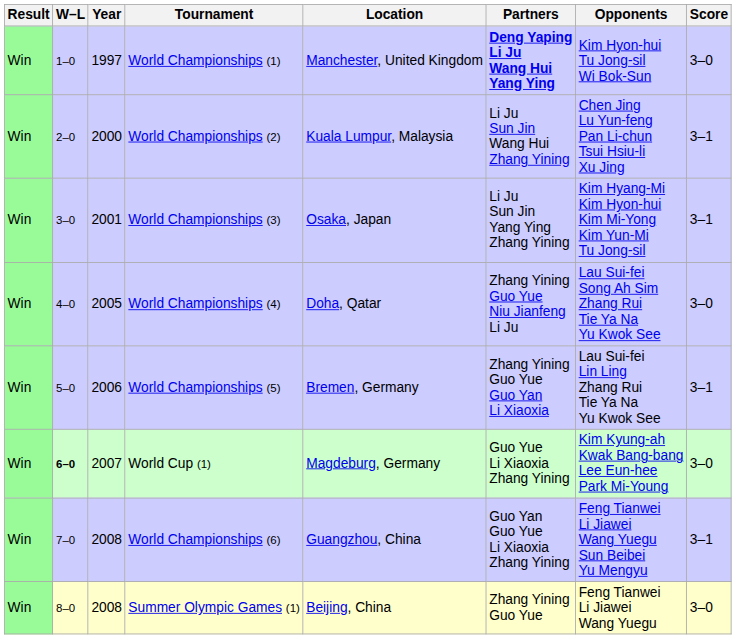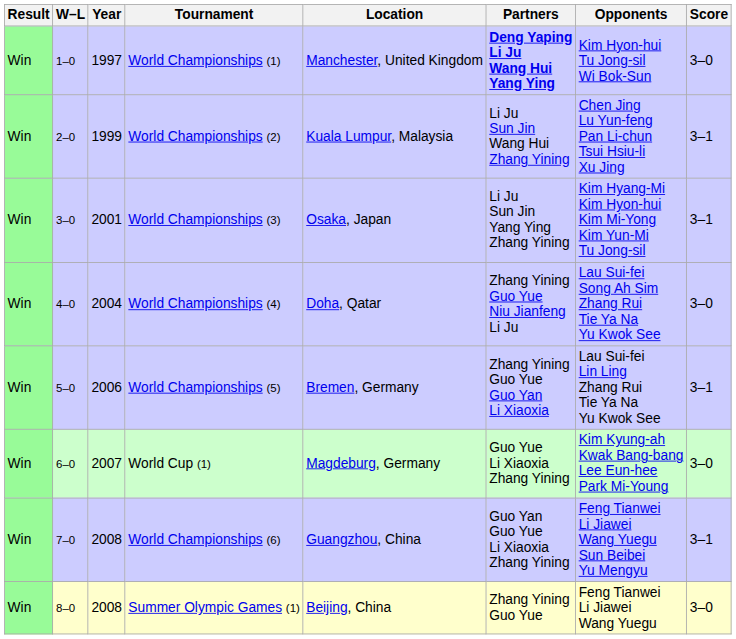(107, 136) 2000 -> (107, 136) 1999
(107, 303) 2005 -> (107, 303) 2004
(66, 463) bold -> (66, 464) normal
